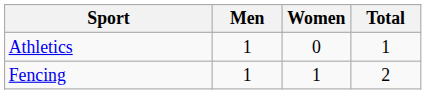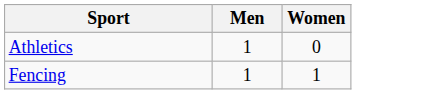- column: (386, 18)
